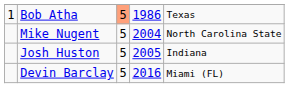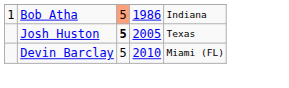(181, 14) Texas -> (187, 14) Indiana
- row: (60, 34)
(123, 53) normal -> (123, 34) bold
(187, 53) Indiana -> (181, 34) Texas
(147, 73) 2016 -> (147, 53) 2010
